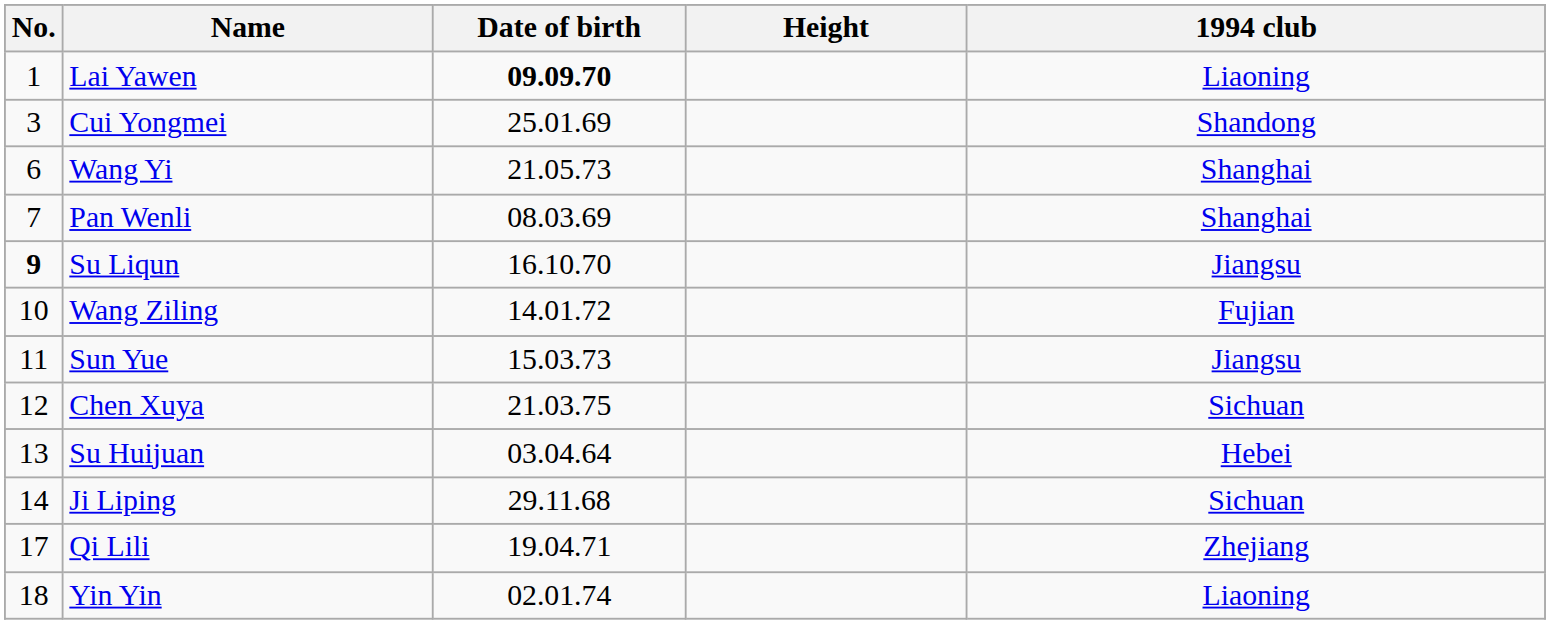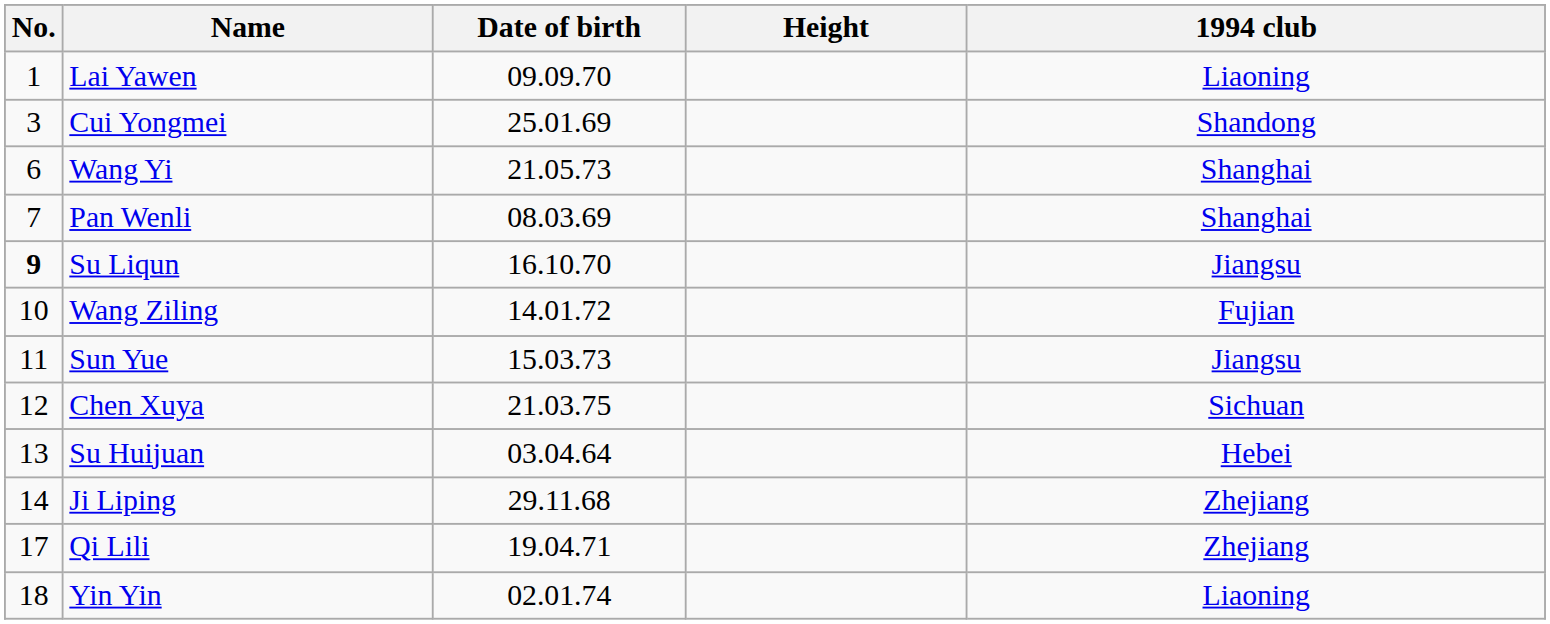(559, 75) bold -> (559, 75) normal
(1256, 500) Sichuan -> (1256, 500) Zhejiang
